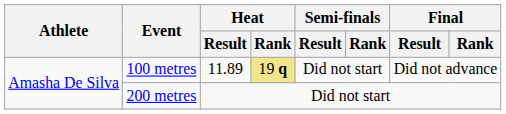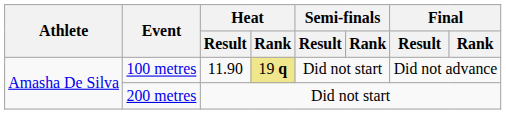(225, 70) 11.89 -> (225, 70) 11.90
